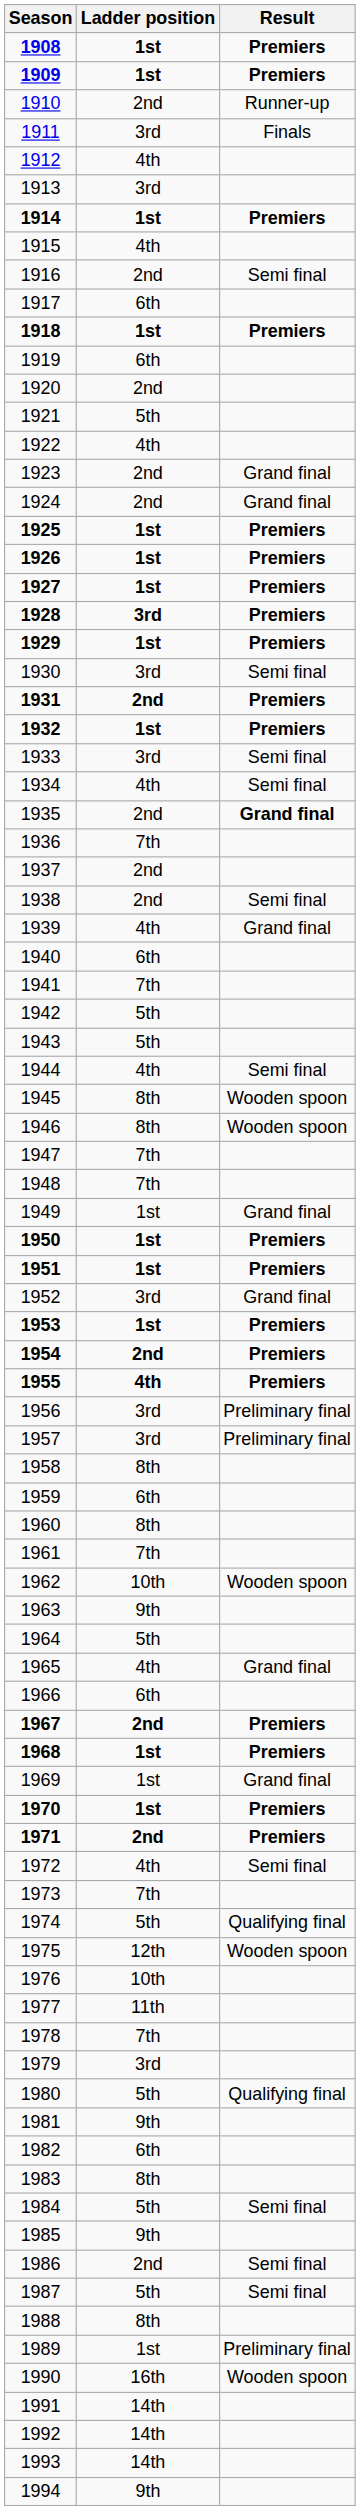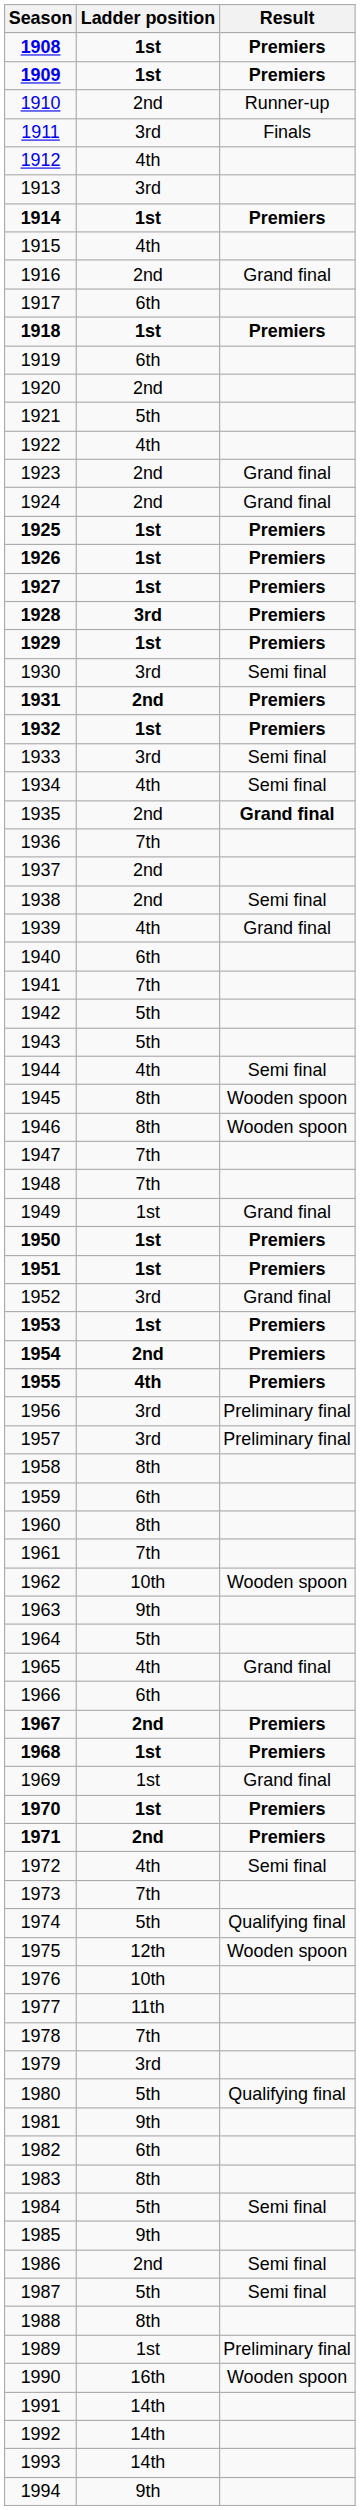(287, 274) Semi final -> (287, 274) Grand final
